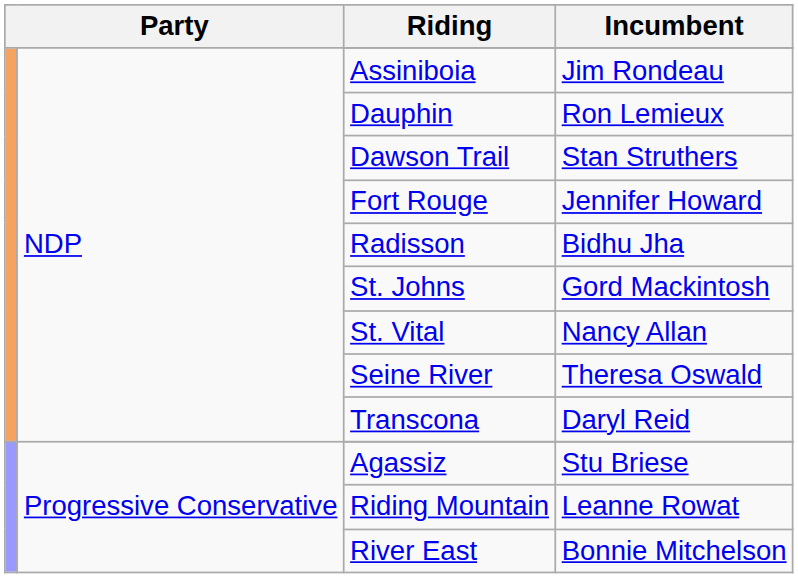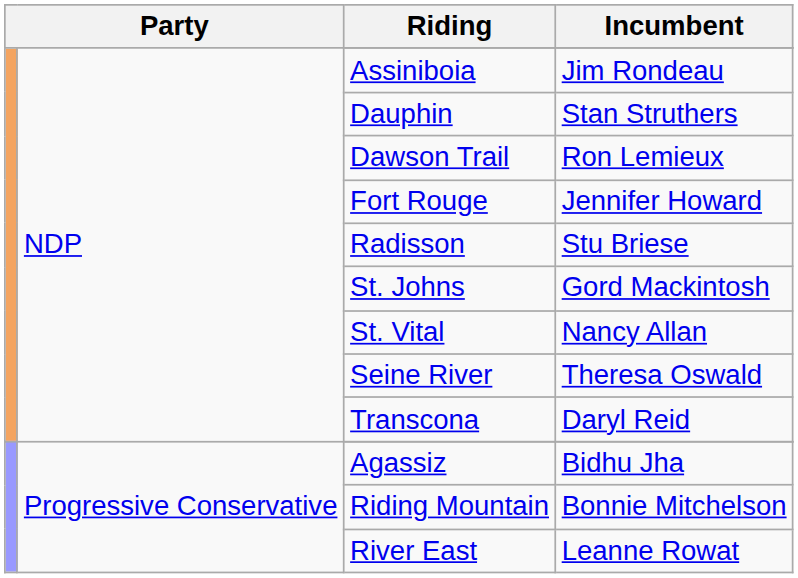(643, 113) Ron Lemieux -> (650, 113) Stan Struthers
(650, 157) Stan Struthers -> (643, 157) Ron Lemieux
(623, 244) Bidhu Jha -> (625, 244) Stu Briese
(625, 462) Stu Briese -> (623, 462) Bidhu Jha
(650, 506) Leanne Rowat -> (674, 506) Bonnie Mitchelson
(674, 550) Bonnie Mitchelson -> (650, 550) Leanne Rowat
